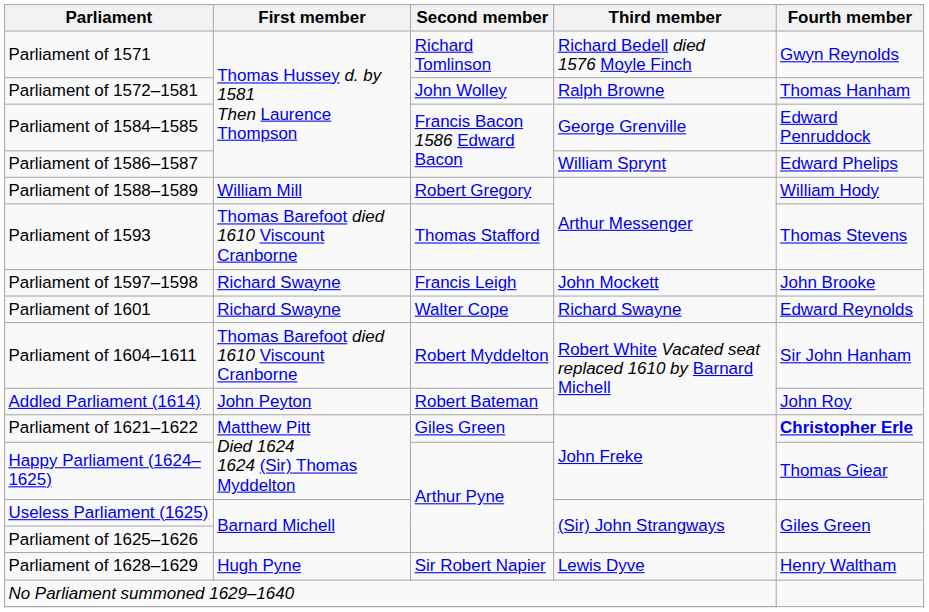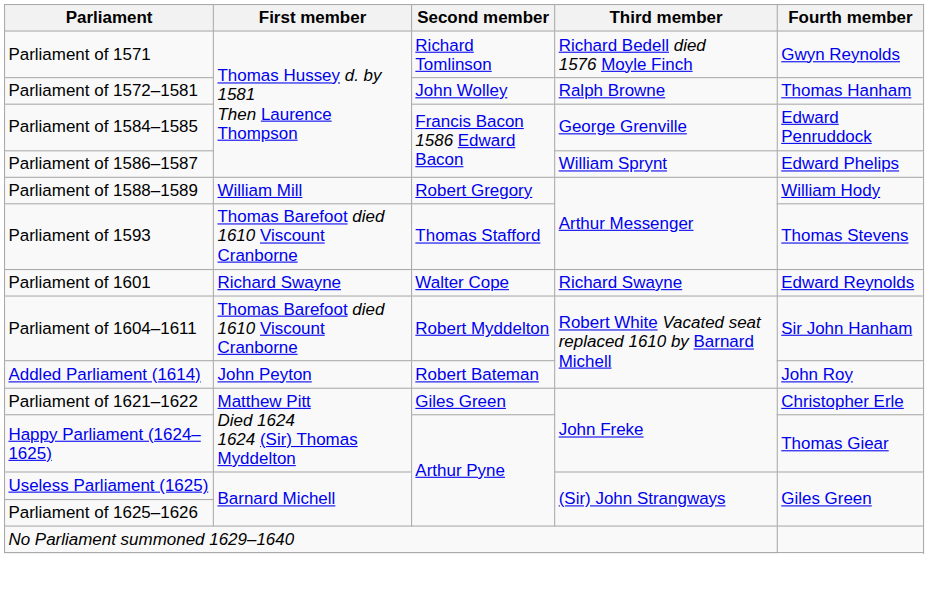- row: (103, 282)
(847, 428) bold -> (843, 401) normal
- row: (103, 566)
